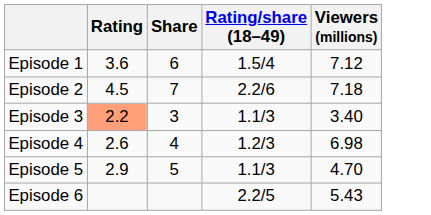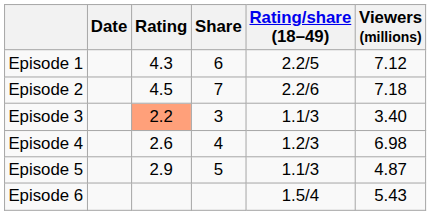+ column: (109, 27)
(117, 63) 3.6 -> (161, 63) 4.3
(256, 63) 1.5/4 -> (300, 63) 2.2/5
(346, 169) 4.70 -> (391, 169) 4.87
(256, 196) 2.2/5 -> (300, 196) 1.5/4
